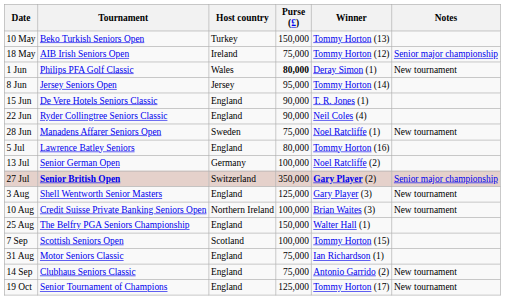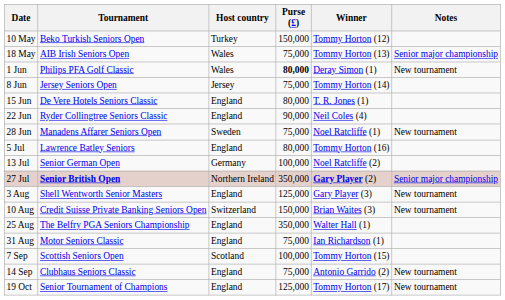(351, 39) Tommy Horton (13) -> (351, 39) Tommy Horton (12)
(224, 54) Ireland -> (222, 54) Wales
(351, 54) Tommy Horton (12) -> (351, 54) Tommy Horton (13)
(296, 85) 95,000 -> (296, 85) 75,000
(296, 101) 90,000 -> (296, 101) 80,000
(233, 179) Switzerland -> (242, 179) Northern Ireland
(242, 210) Northern Ireland -> (233, 210) Switzerland
(294, 210) 100,000 -> (294, 210) 150,000
(294, 225) 150,000 -> (294, 225) 350,000
rows swapped: (20, 256) <-> (17, 241)
